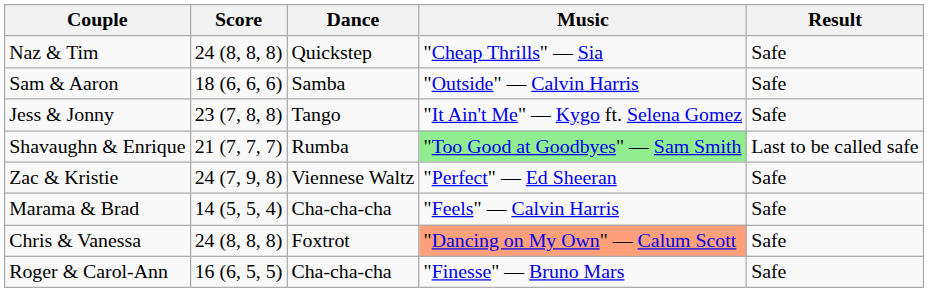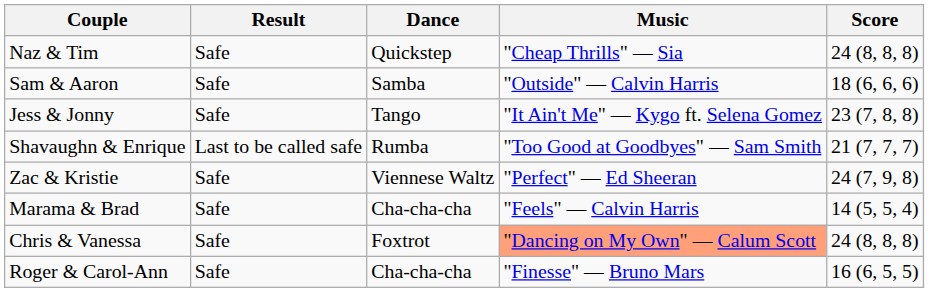columns swapped: (238, 20) <-> (835, 20)
(583, 146) lightgreen background -> (662, 146) no background
